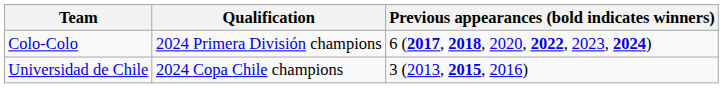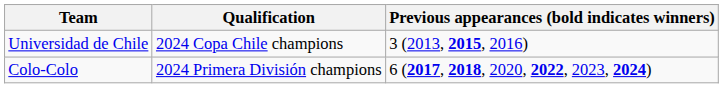rows swapped: (43, 43) <-> (78, 69)
